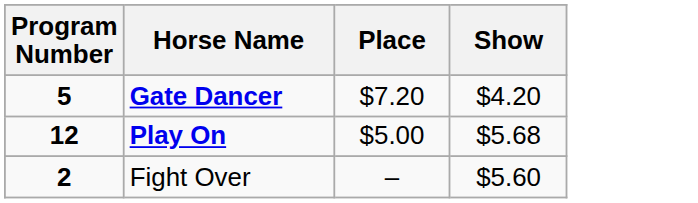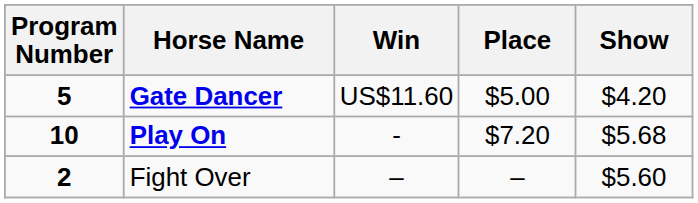+ column: (396, 40)
(392, 96) $7.20 -> (517, 96) $5.00
(64, 136) 12 -> (64, 136) 10
(392, 136) $5.00 -> (517, 136) $7.20
